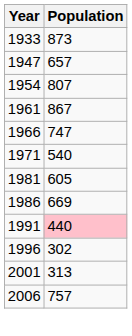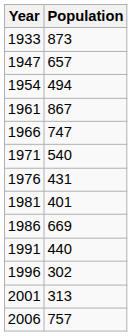(60, 86) 807 -> (60, 86) 494
+ row: (24, 179)
(60, 179) 605 -> (60, 202) 401
(60, 226) pink background -> (60, 249) no background
